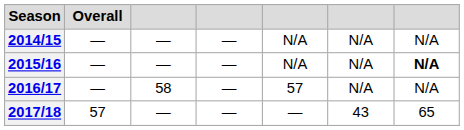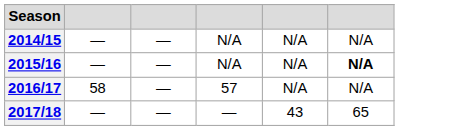- column: (98, 16)
